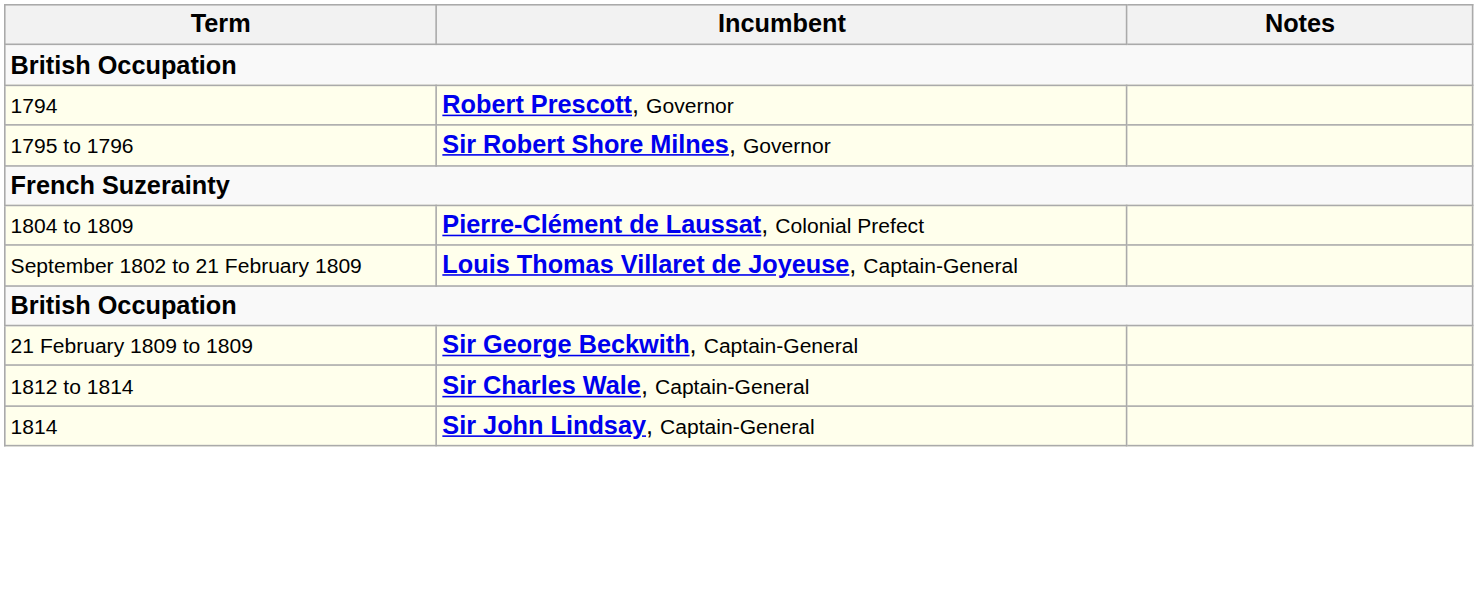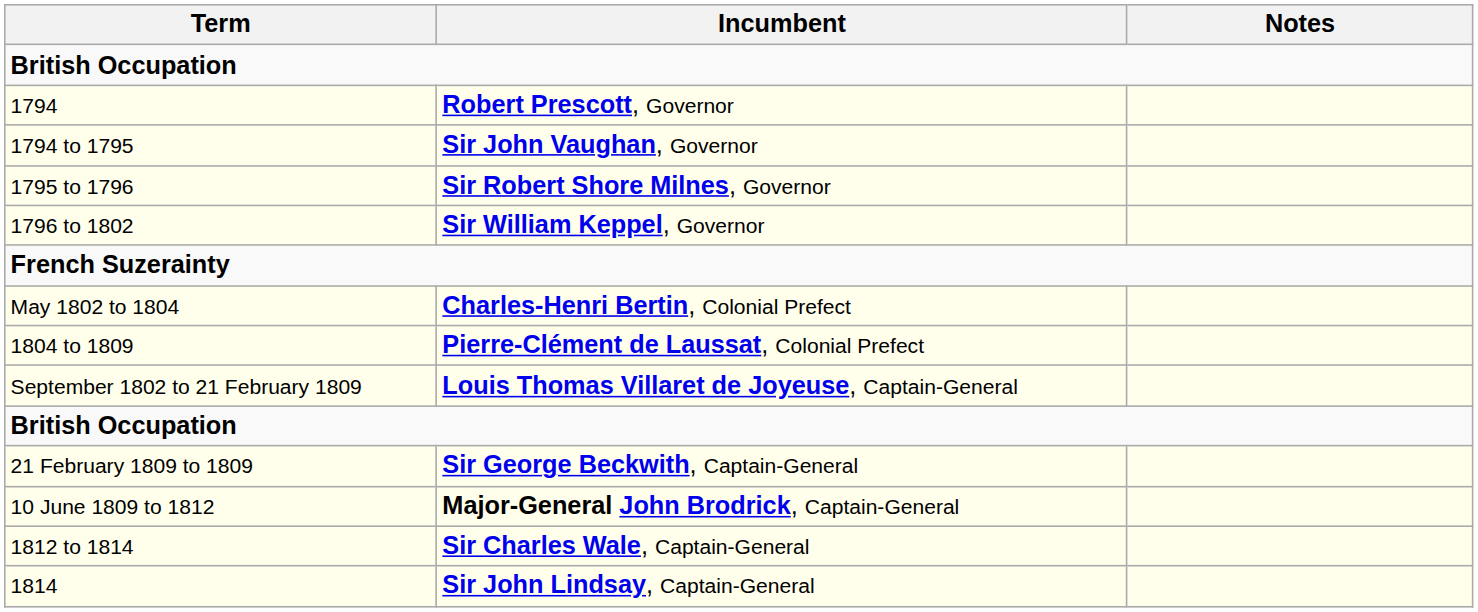+ row: (72, 146)
+ row: (72, 226)
+ row: (95, 306)
+ row: (113, 507)
